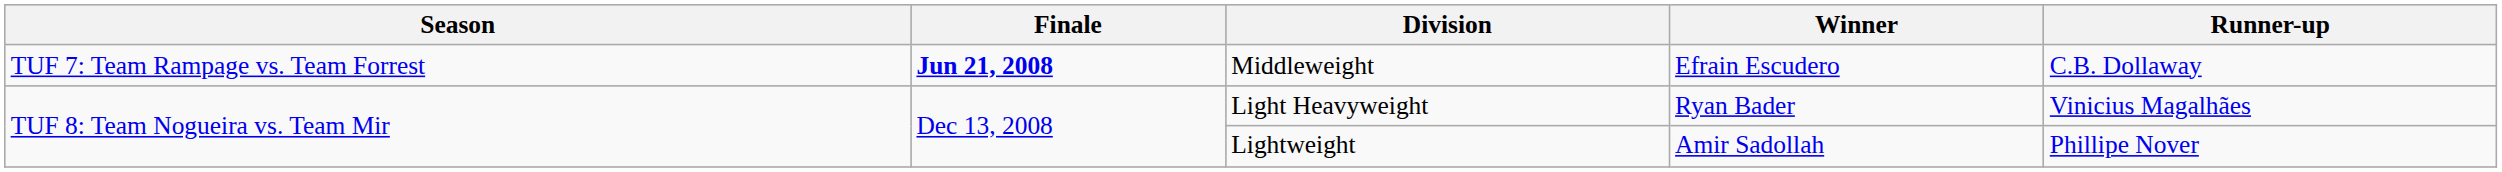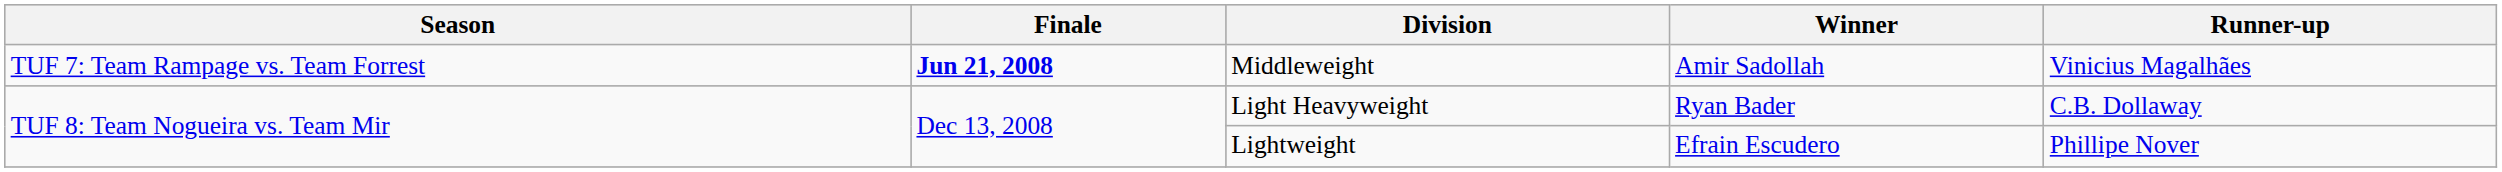(1757, 65) Efrain Escudero -> (1750, 65) Amir Sadollah
(2126, 65) C.B. Dollaway -> (2150, 65) Vinicius Magalhães
(2150, 105) Vinicius Magalhães -> (2126, 105) C.B. Dollaway
(1750, 145) Amir Sadollah -> (1757, 145) Efrain Escudero
